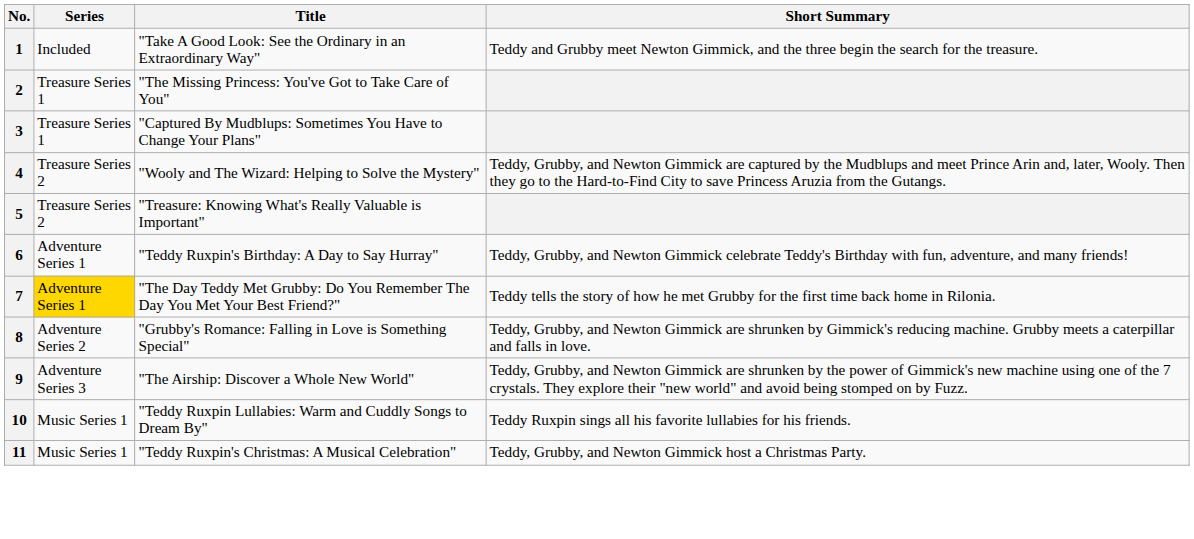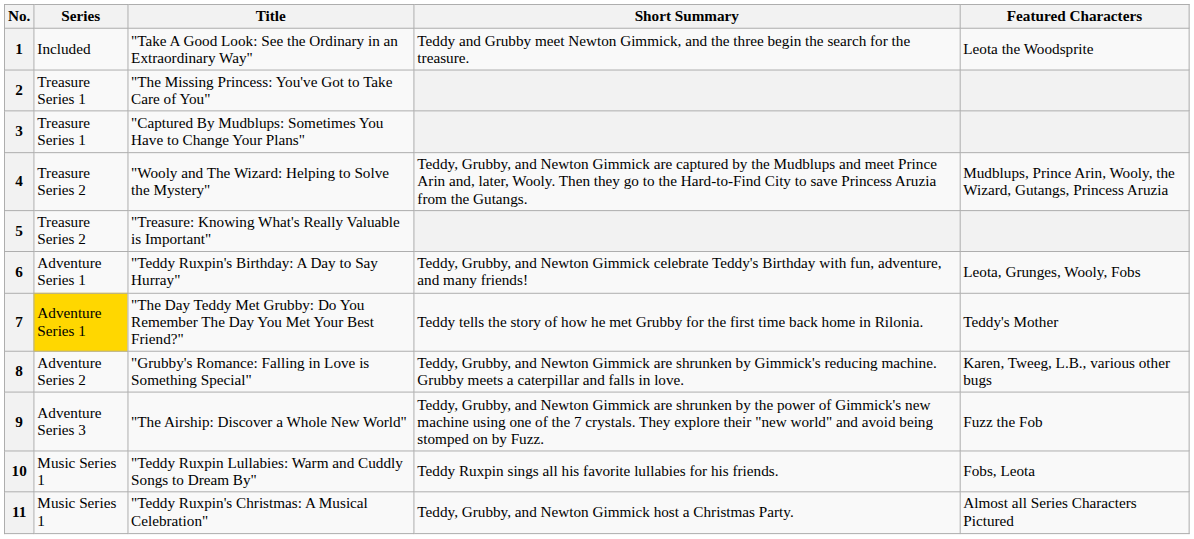+ column: (1074, 16)
